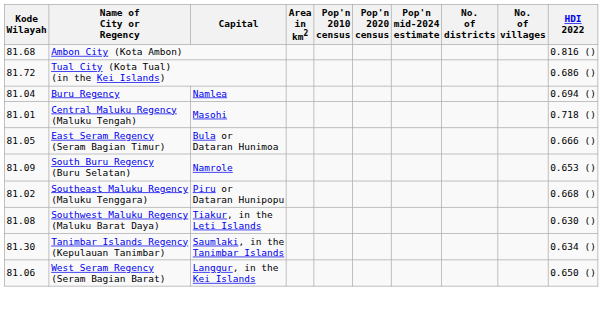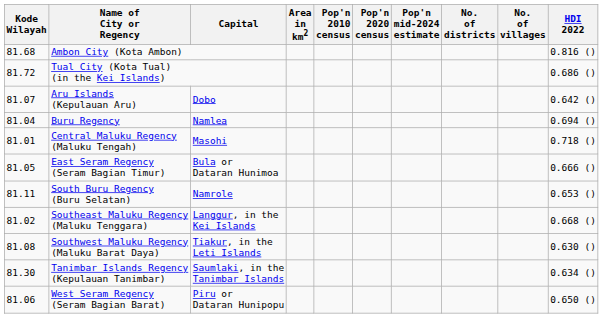+ row: (94, 99)
(21, 168) 81.09 -> (21, 194) 81.11
(238, 194) Piru or Dataran Hunipopu -> (236, 220) Langgur, in the Kei Islands
(236, 273) Langgur, in the Kei Islands -> (238, 300) Piru or Dataran Hunipopu
